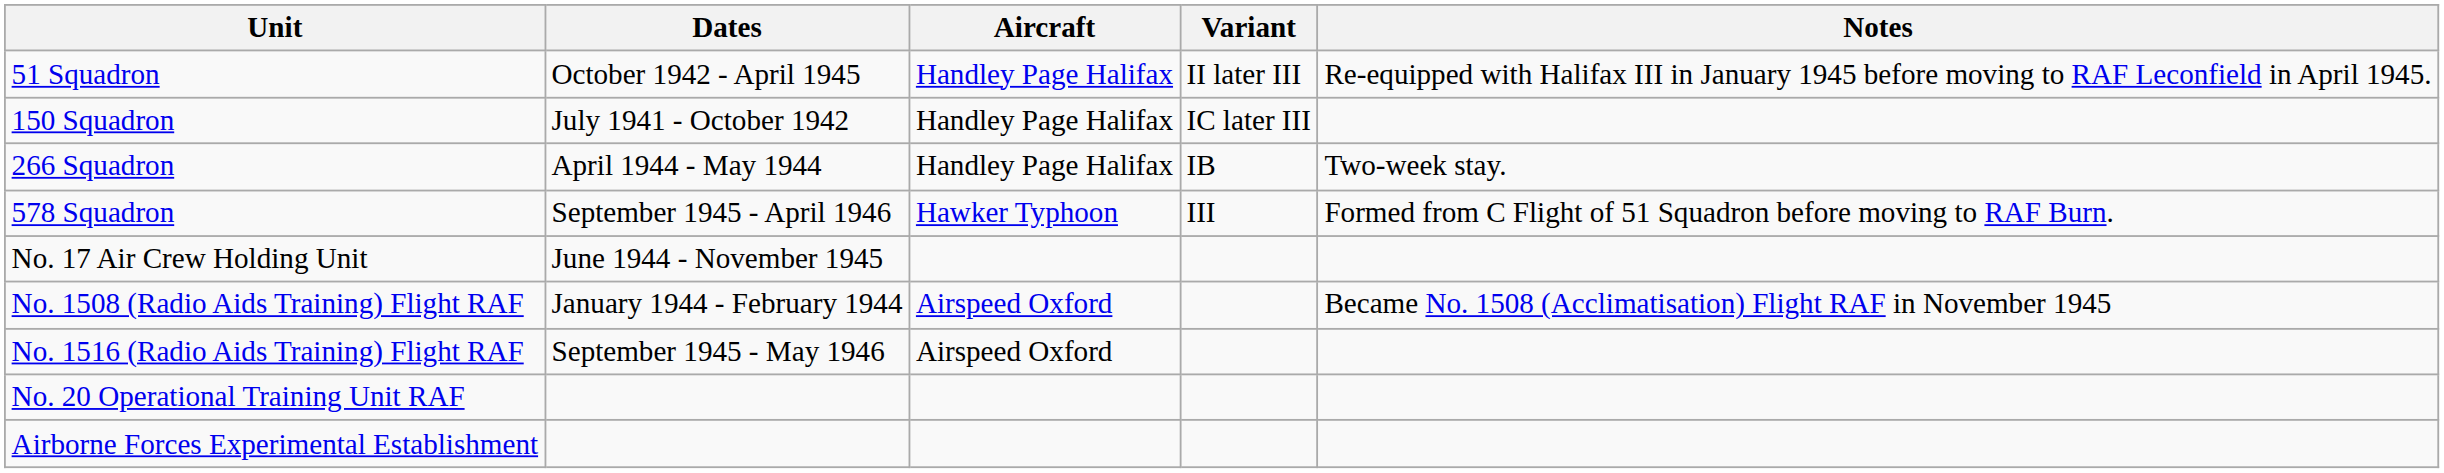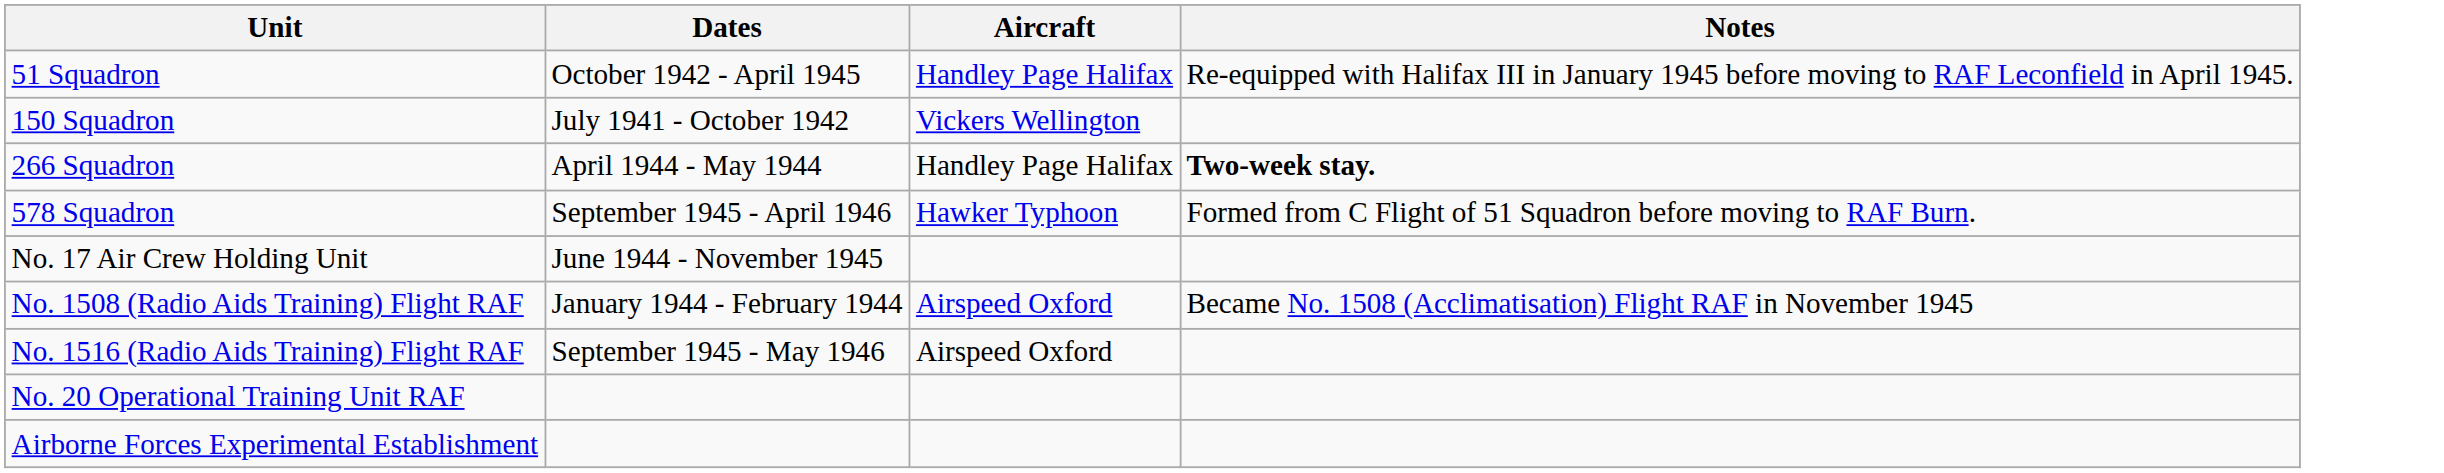- column: (1249, 27)
(1044, 119) Handley Page Halifax -> (1028, 119) Vickers Wellington
(1415, 166) normal -> (1281, 166) bold
